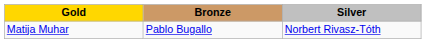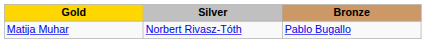columns swapped: (352, 13) <-> (213, 13)
